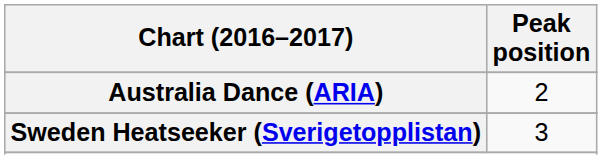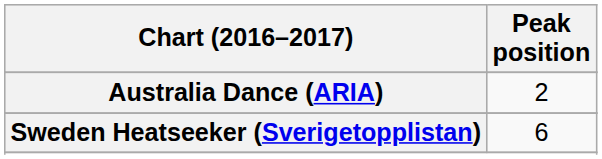(541, 132) 3 -> (541, 132) 6
